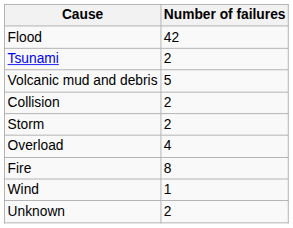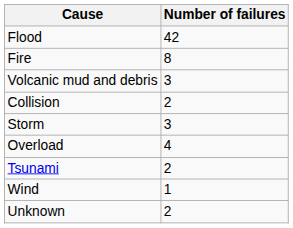rows swapped: (19, 168) <-> (33, 59)
(168, 80) 5 -> (168, 80) 3
(168, 124) 2 -> (168, 124) 3
